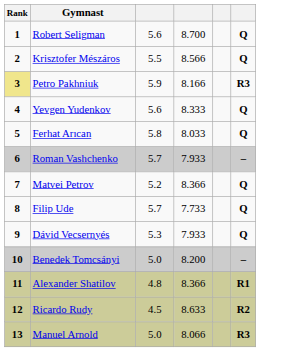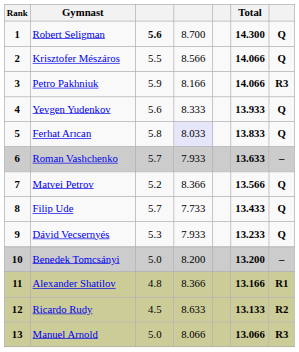+ column: (250, 13)
(155, 34) normal -> (155, 34) bold
(17, 84) khaki background -> (17, 84) no background
(193, 134) no background -> (193, 134) lavender background
